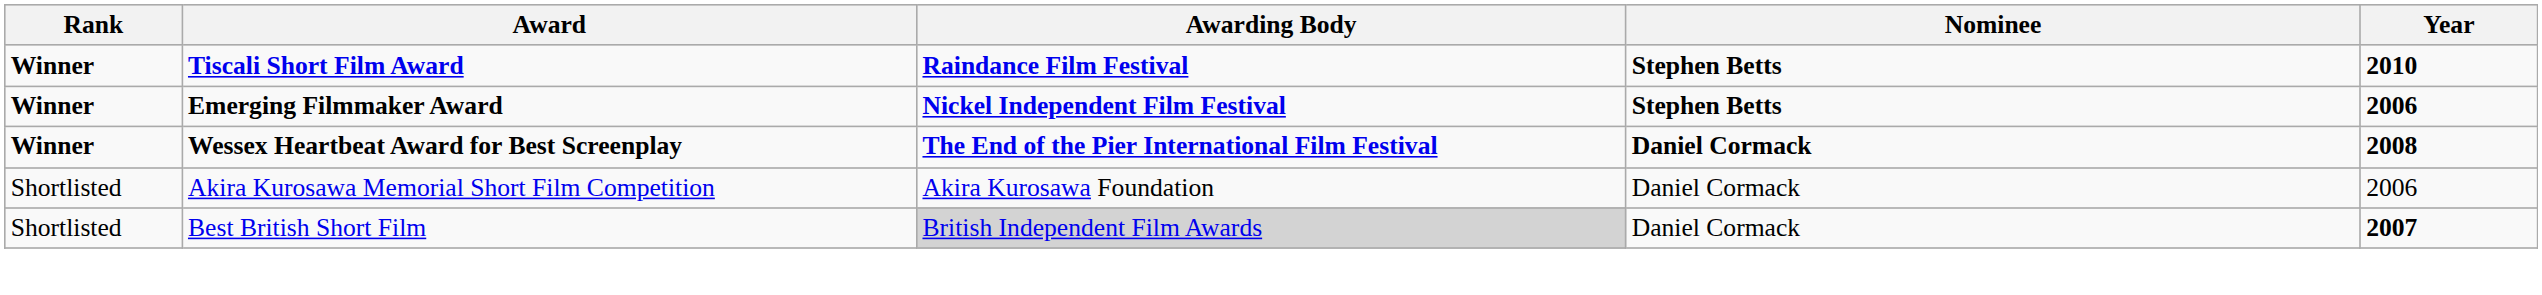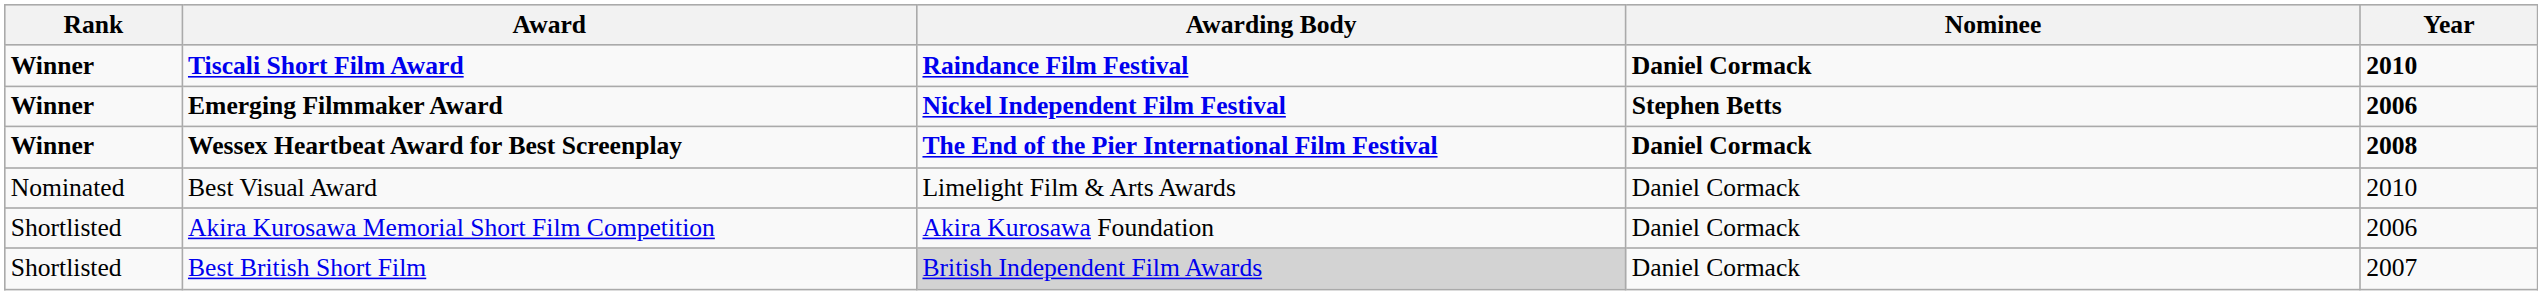(1707, 65) Stephen Betts -> (1722, 65) Daniel Cormack
+ row: (282, 187)
(2392, 227) bold -> (2392, 268) normal
